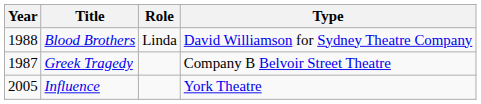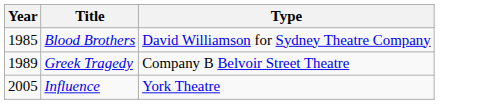- column: (160, 16)
(23, 39) 1988 -> (23, 39) 1985
(23, 63) 1987 -> (23, 63) 1989
